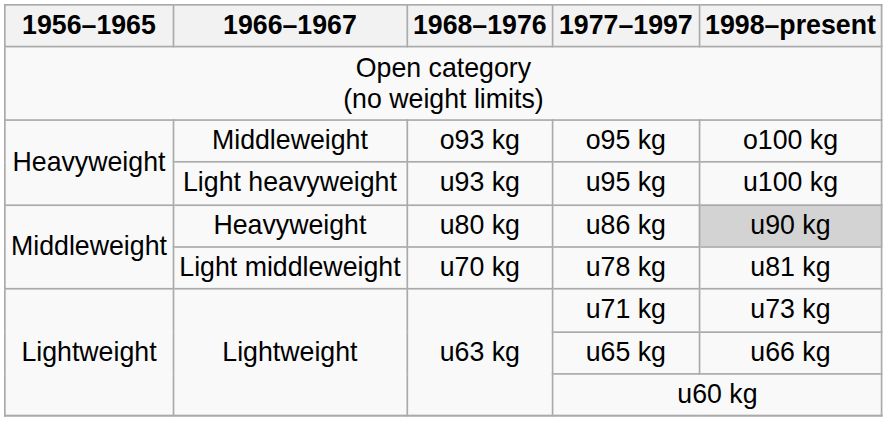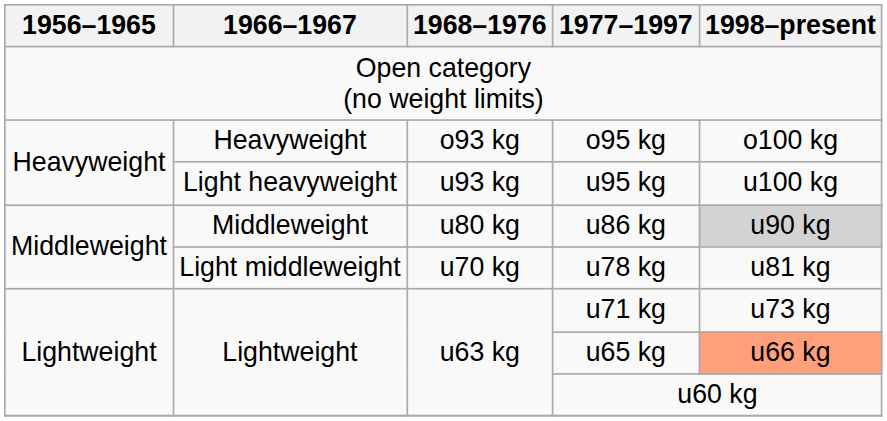(290, 140) Middleweight -> (290, 140) Heavyweight
(290, 225) Heavyweight -> (290, 225) Middleweight
(790, 352) no background -> (790, 352) lightsalmon background
